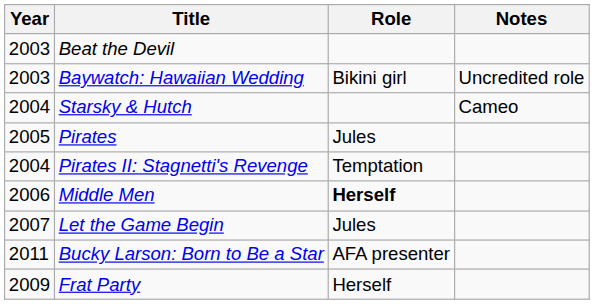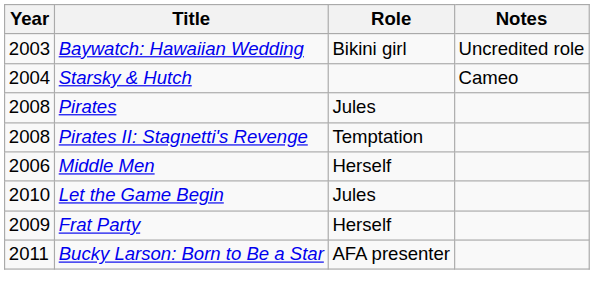- row: (116, 48)
(30, 136) 2005 -> (30, 107) 2008
(30, 166) 2004 -> (30, 136) 2008
(364, 195) bold -> (362, 166) normal
(30, 225) 2007 -> (30, 195) 2010
rows swapped: (191, 254) <-> (99, 284)
